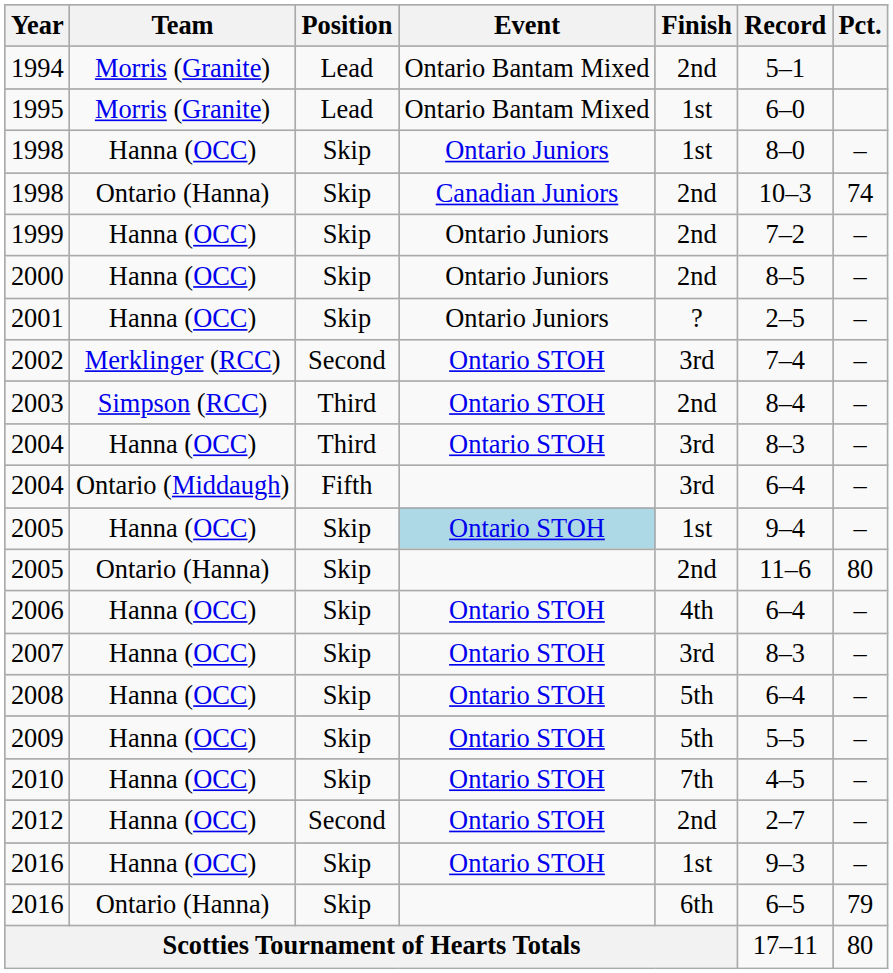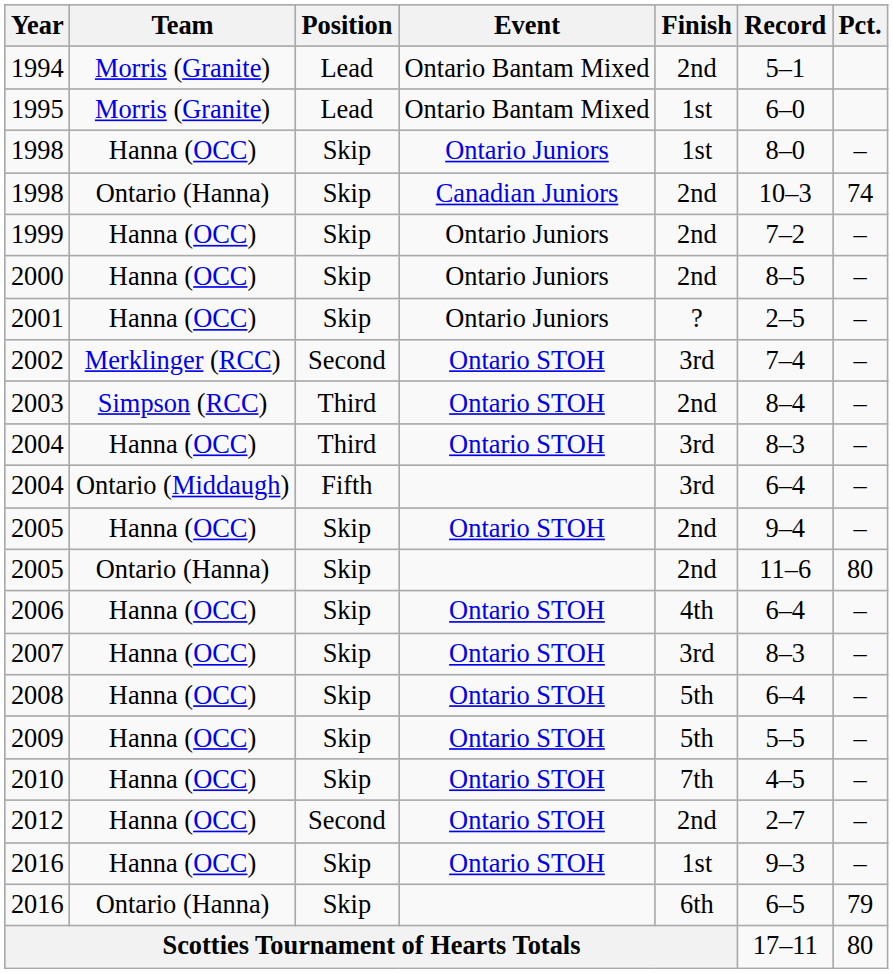(527, 527) lightblue background -> (527, 527) no background
(697, 527) 1st -> (697, 527) 2nd
